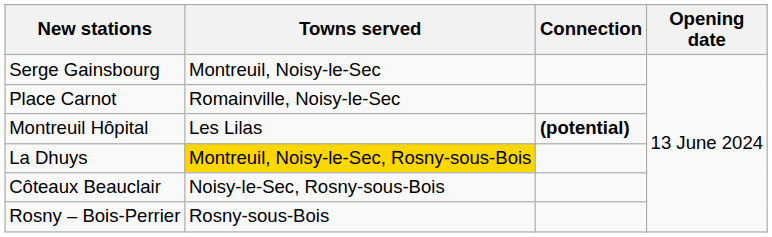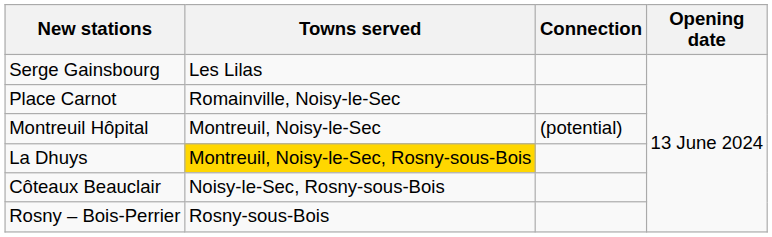(285, 69) Montreuil, Noisy-le-Sec -> (226, 69) Les Lilas
(226, 128) Les Lilas -> (285, 128) Montreuil, Noisy-le-Sec
(585, 128) bold -> (581, 128) normal
